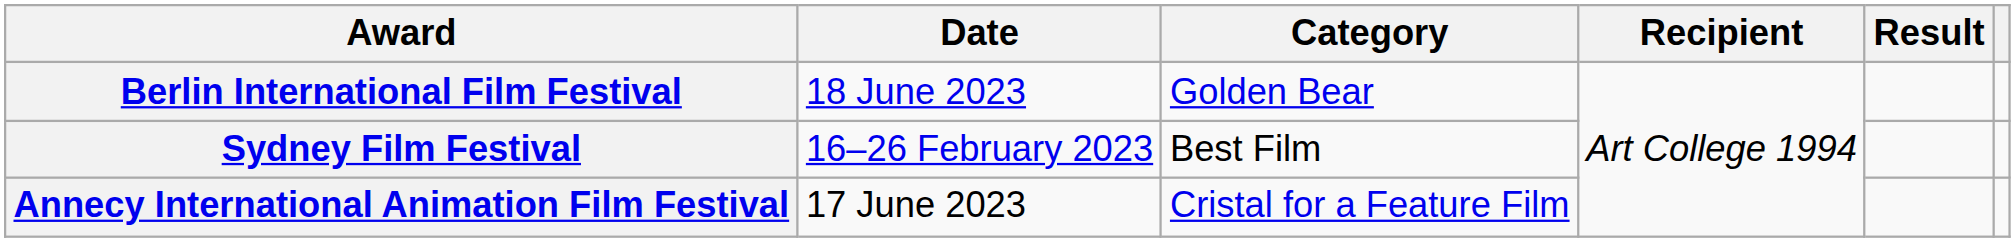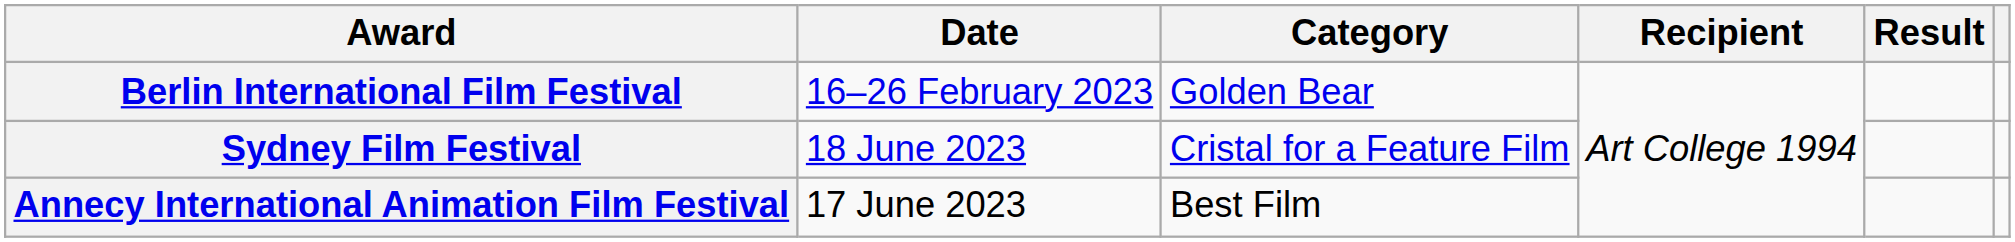(916, 90) 18 June 2023 -> (980, 90) 16–26 February 2023
(980, 148) 16–26 February 2023 -> (916, 148) 18 June 2023
(1246, 148) Best Film -> (1370, 148) Cristal for a Feature Film
(1370, 206) Cristal for a Feature Film -> (1246, 206) Best Film
